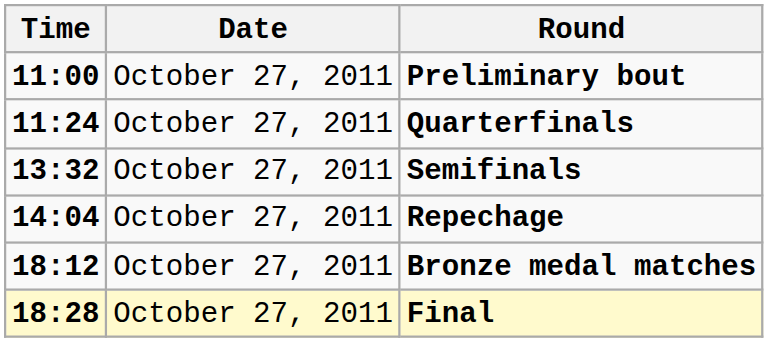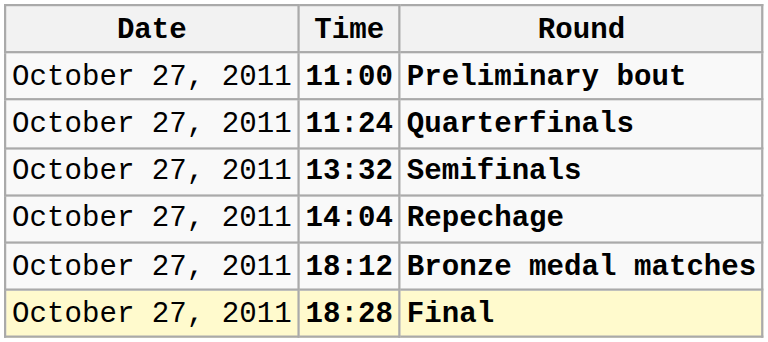columns swapped: (253, 29) <-> (56, 29)
